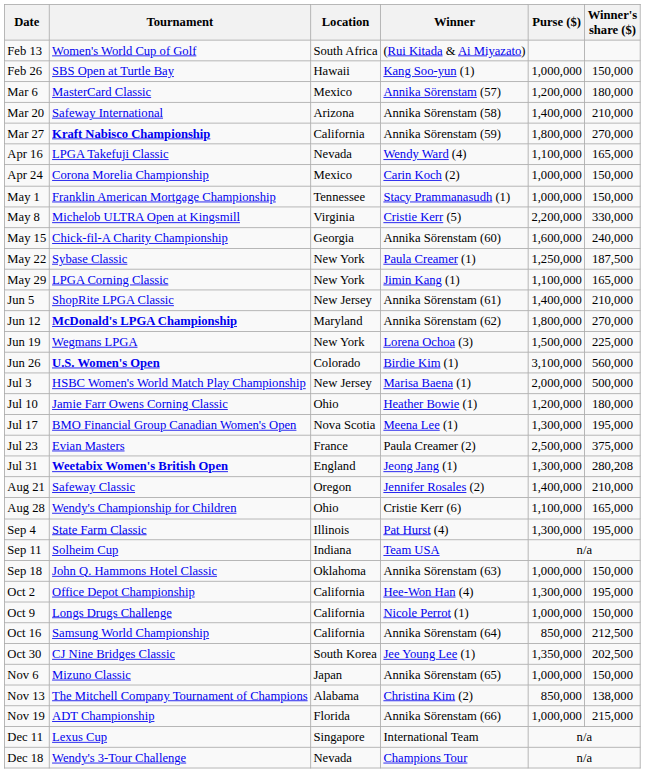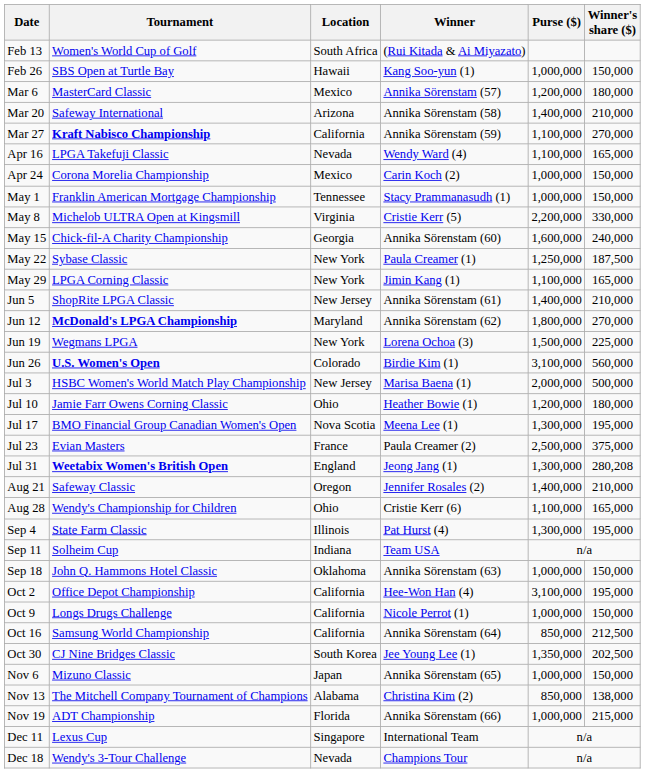(557, 134) 1,800,000 -> (557, 134) 1,100,000
(557, 591) 1,300,000 -> (557, 591) 3,100,000
